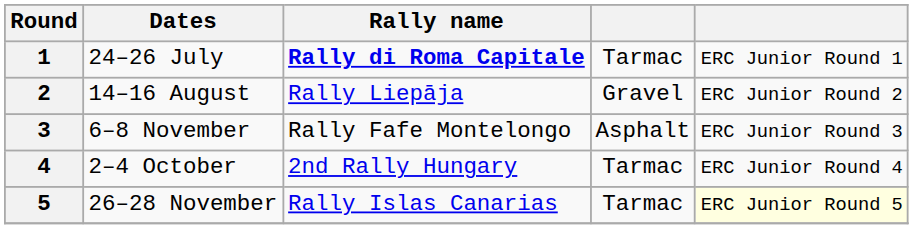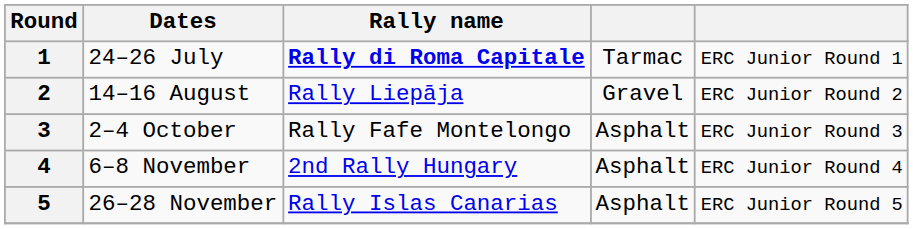(169, 132) 6–8 November -> (163, 132) 2–4 October
(163, 169) 2–4 October -> (169, 169) 6–8 November
(643, 169) Tarmac -> (643, 169) Asphalt
(643, 205) Tarmac -> (643, 205) Asphalt
(802, 205) lightyellow background -> (802, 205) no background
